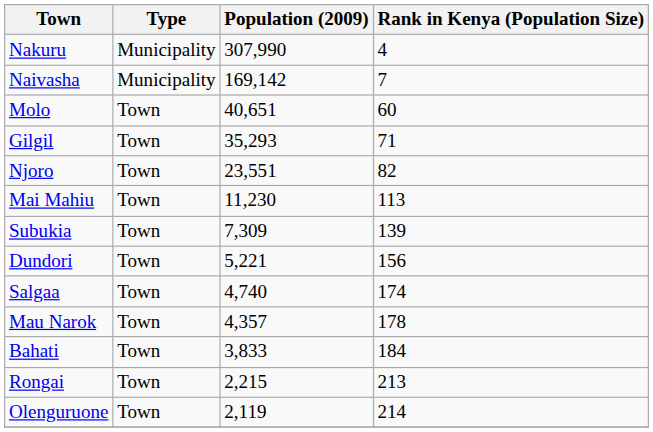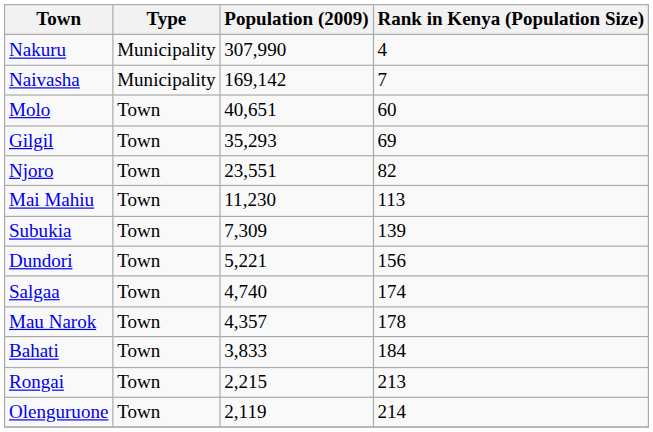(387, 140) 71 -> (387, 140) 69
